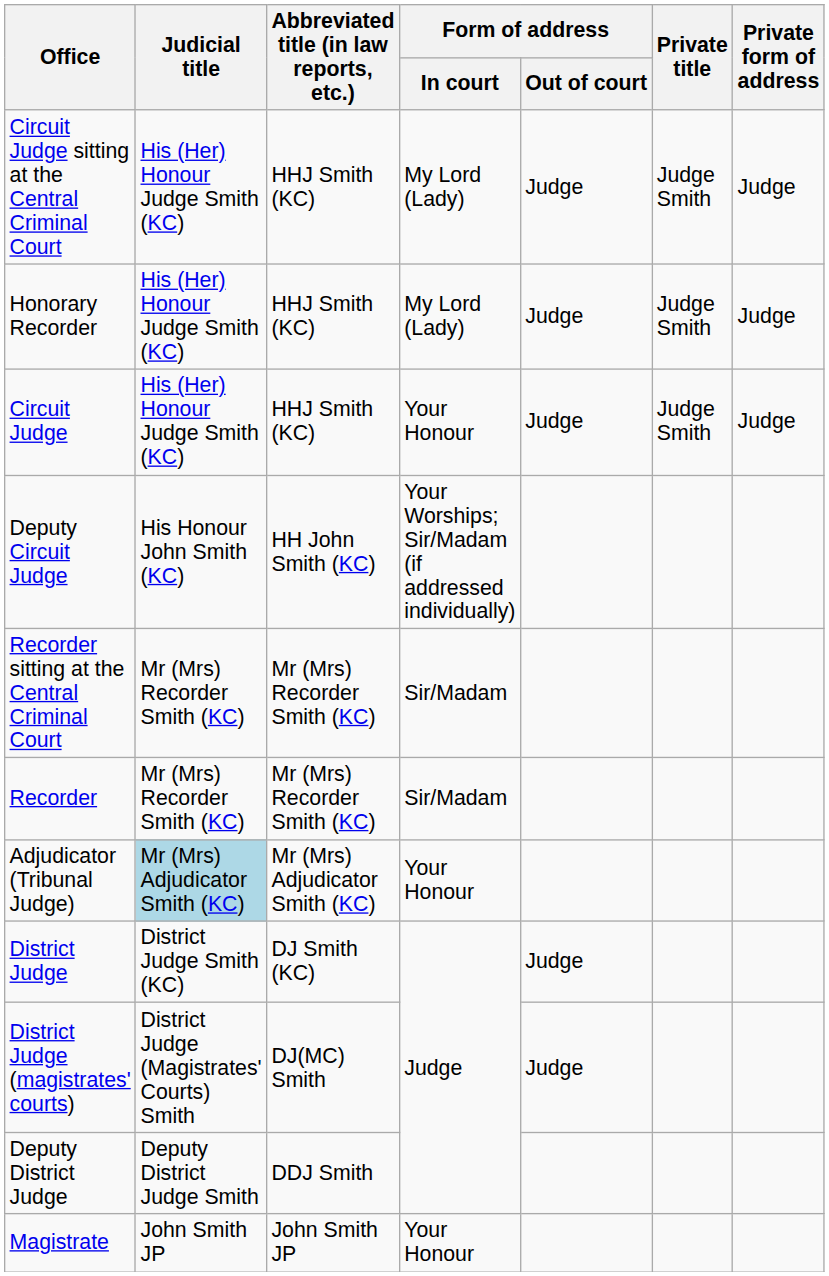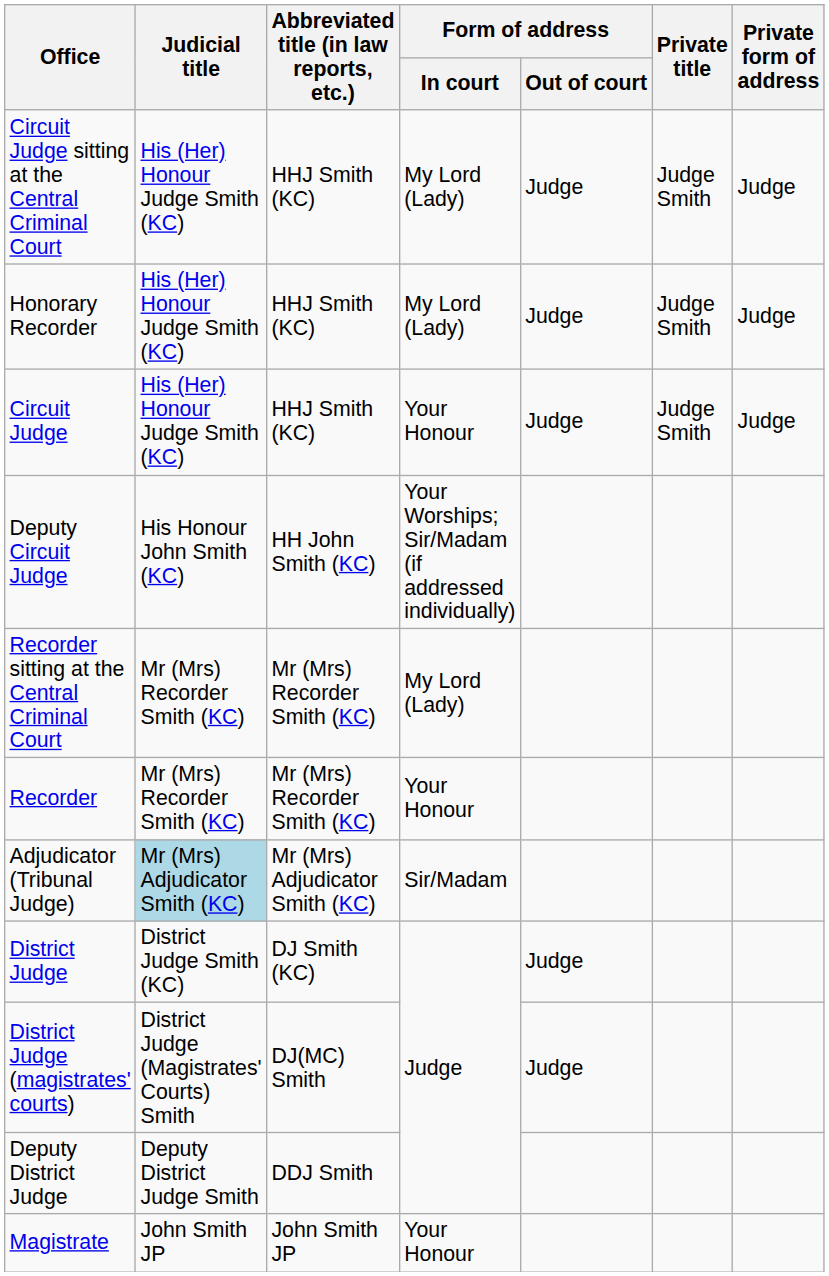(456, 692) Sir/Madam -> (443, 692) My Lord (Lady)
(456, 798) Sir/Madam -> (439, 798) Your Honour
(439, 880) Your Honour -> (456, 880) Sir/Madam
